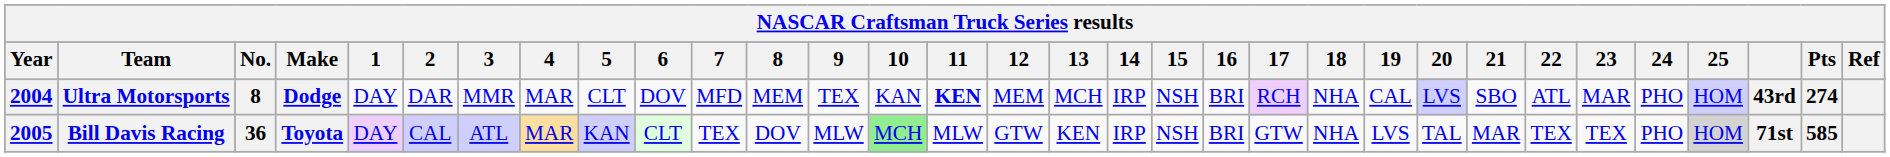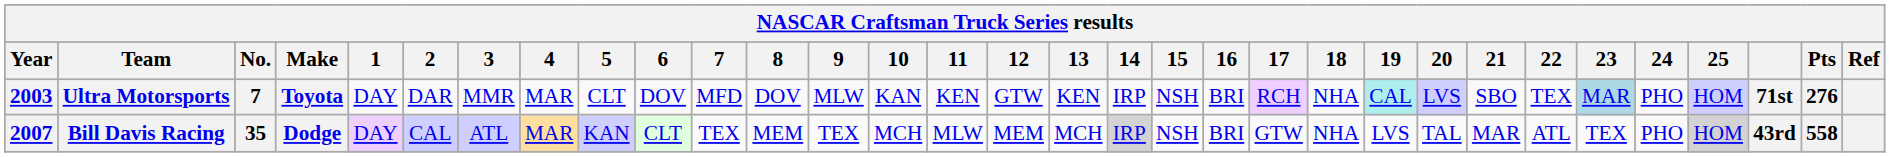(31, 96) 2004 -> (31, 96) 2003
(256, 96) 8 -> (256, 96) 7
(312, 96) Dodge -> (312, 96) Toyota
(778, 96) MEM -> (778, 96) DOV
(839, 96) TEX -> (839, 96) MLW
(958, 96) bold -> (958, 96) normal
(1019, 96) MEM -> (1019, 96) GTW
(1078, 96) MCH -> (1078, 96) KEN
(1391, 96) no background -> (1391, 96) paleturquoise background
(1551, 96) ATL -> (1551, 96) TEX
(1606, 96) no background -> (1606, 96) lightblue background
(1774, 96) 43rd -> (1774, 96) 71st
(1822, 96) 274 -> (1822, 96) 276
(31, 133) 2005 -> (31, 133) 2007
(256, 133) 36 -> (256, 133) 35
(312, 133) Toyota -> (312, 133) Dodge
(778, 133) DOV -> (778, 133) MEM
(839, 133) MLW -> (839, 133) TEX
(898, 133) lightgreen background -> (898, 133) no background
(1019, 133) GTW -> (1019, 133) MEM
(1078, 133) KEN -> (1078, 133) MCH
(1129, 133) no background -> (1129, 133) lightgrey background
(1551, 133) TEX -> (1551, 133) ATL
(1774, 133) 71st -> (1774, 133) 43rd
(1822, 133) 585 -> (1822, 133) 558
